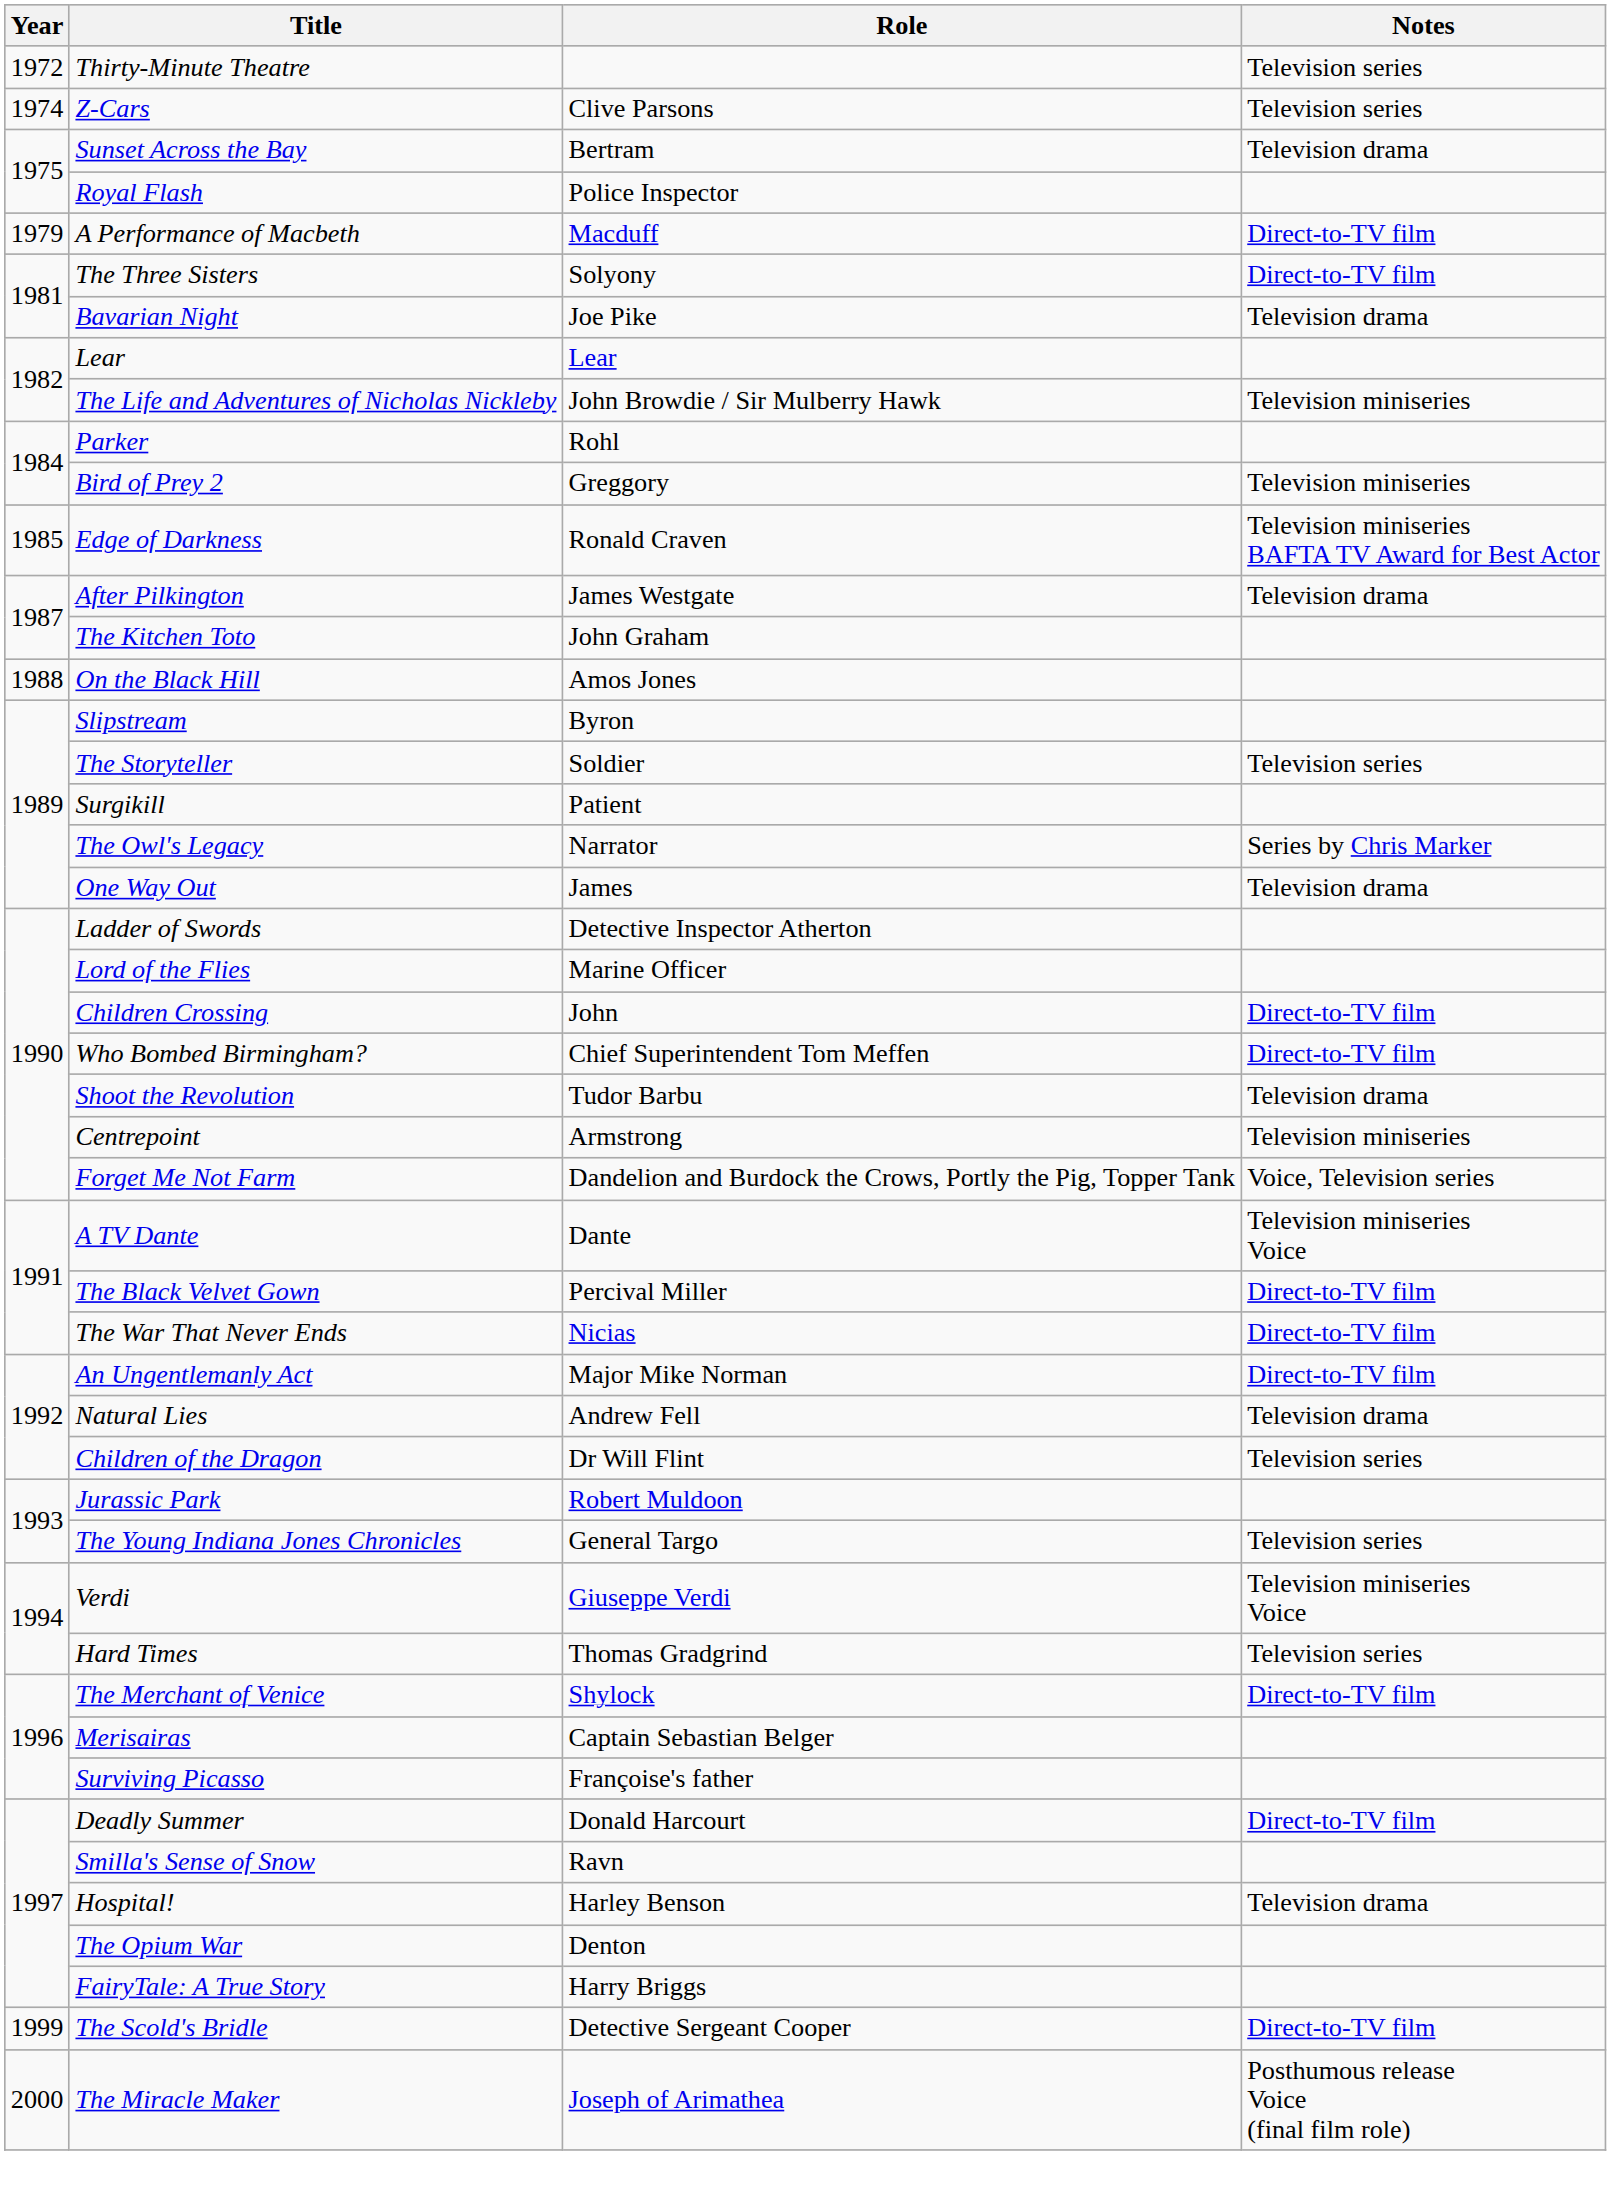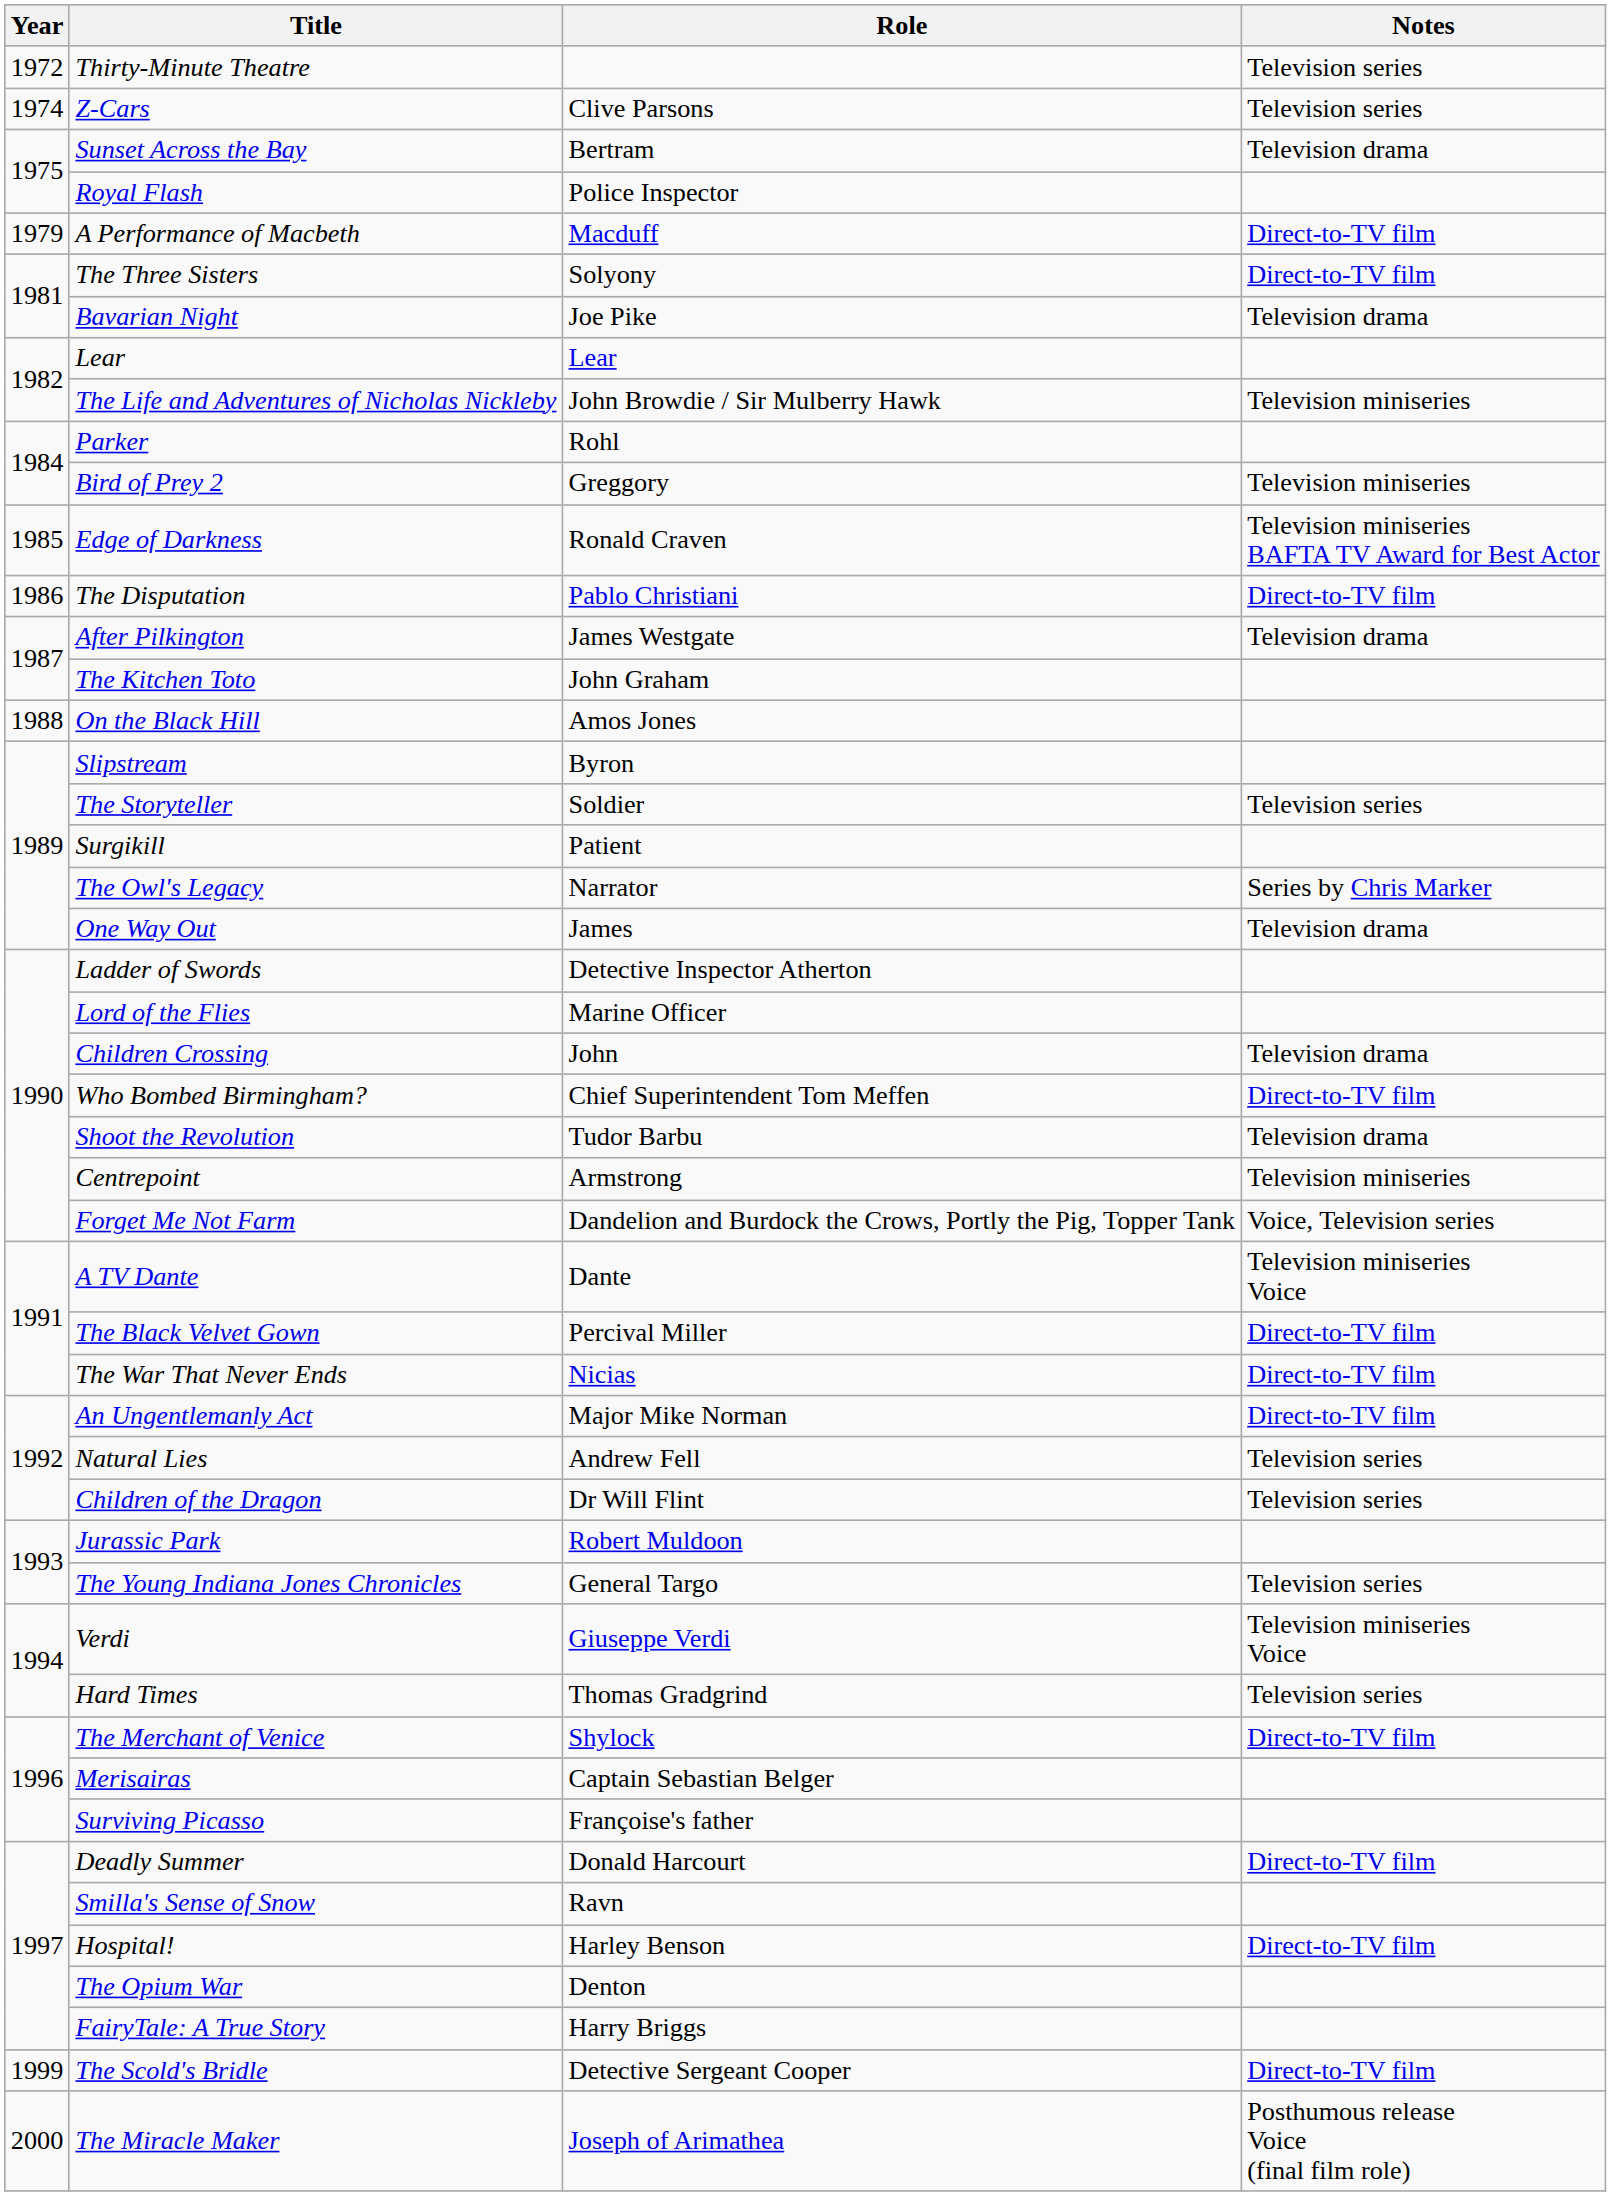+ row: (160, 595)
(1341, 1011) Direct-to-TV film -> (1338, 1053) Television drama
(1338, 1416) Television drama -> (1335, 1457) Television series
(1338, 1903) Television drama -> (1341, 1944) Direct-to-TV film
